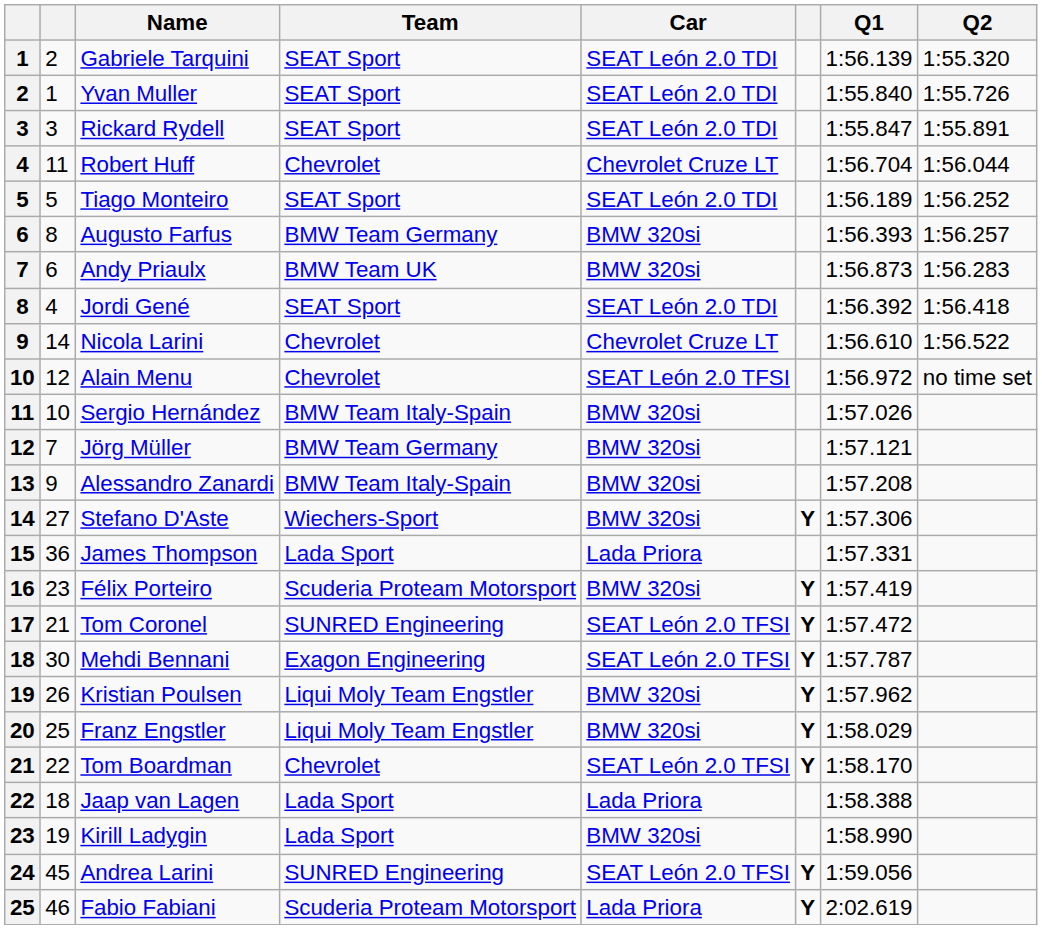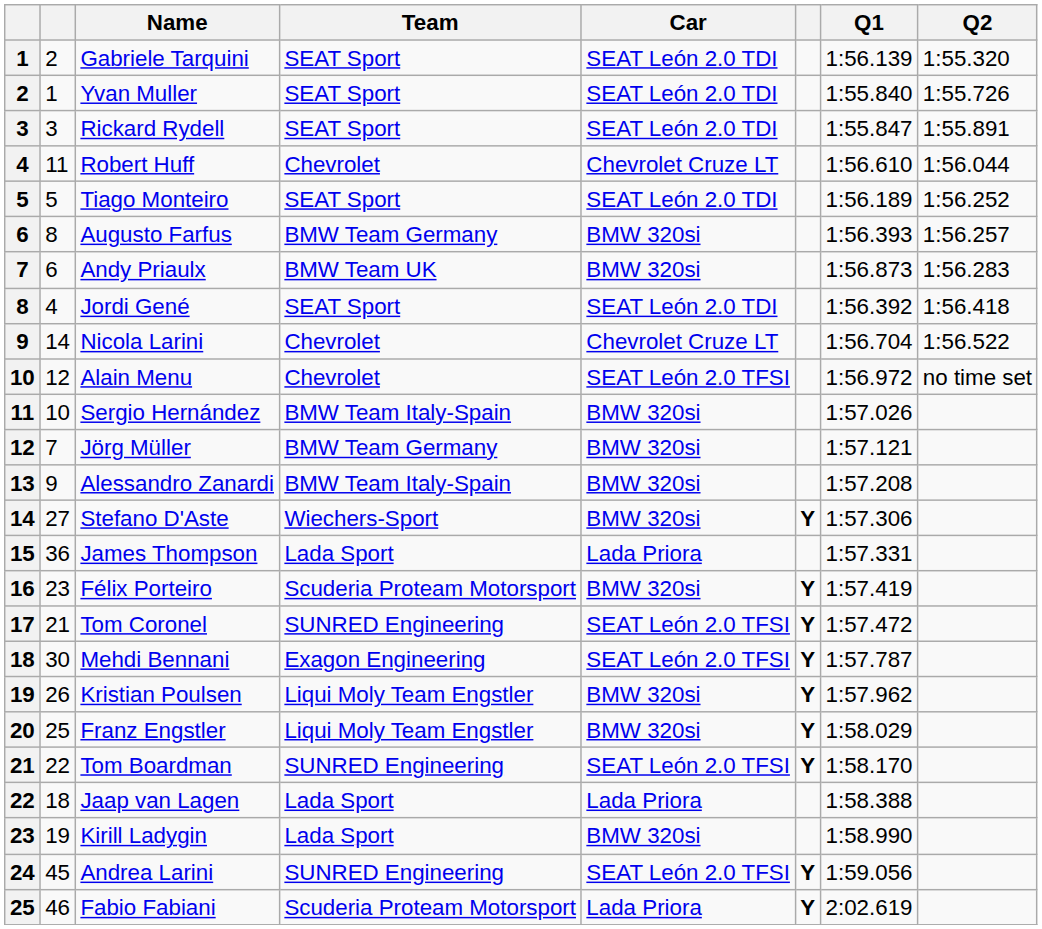(869, 164) 1:56.704 -> (869, 164) 1:56.610
(869, 341) 1:56.610 -> (869, 341) 1:56.704
(332, 765) Chevrolet -> (394, 765) SUNRED Engineering
